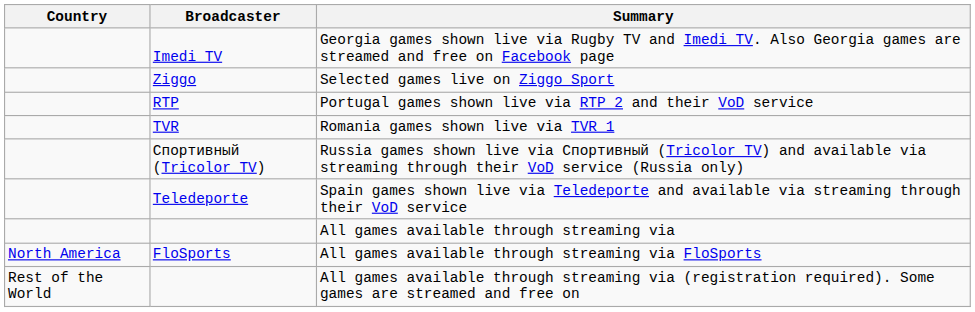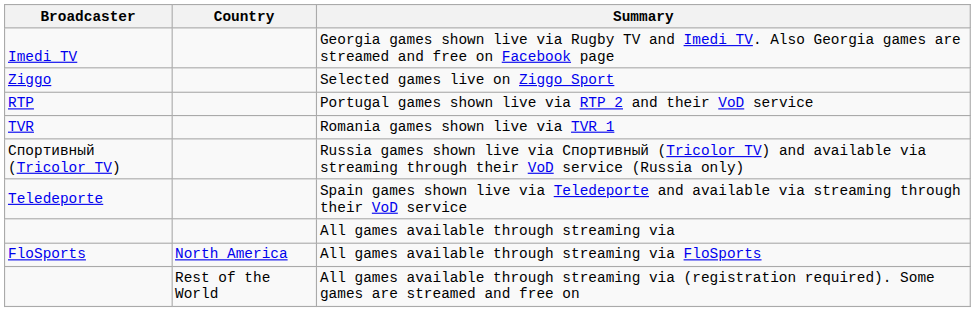columns swapped: (77, 16) <-> (233, 16)
